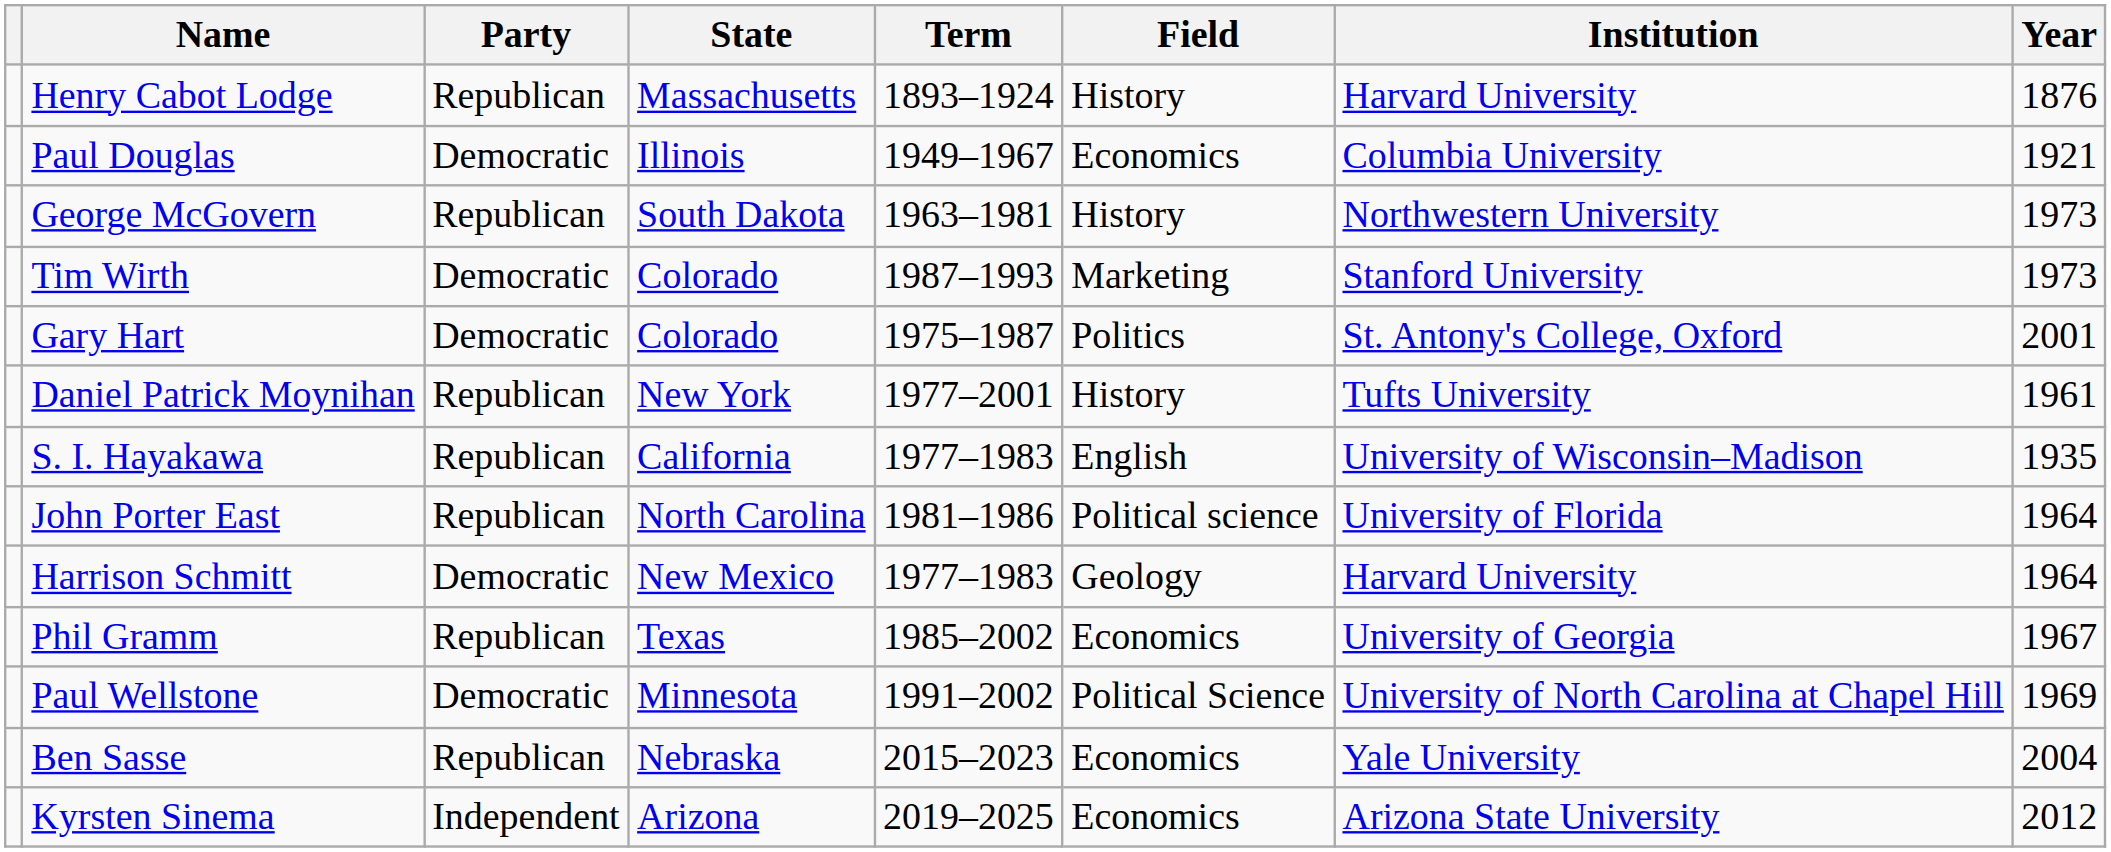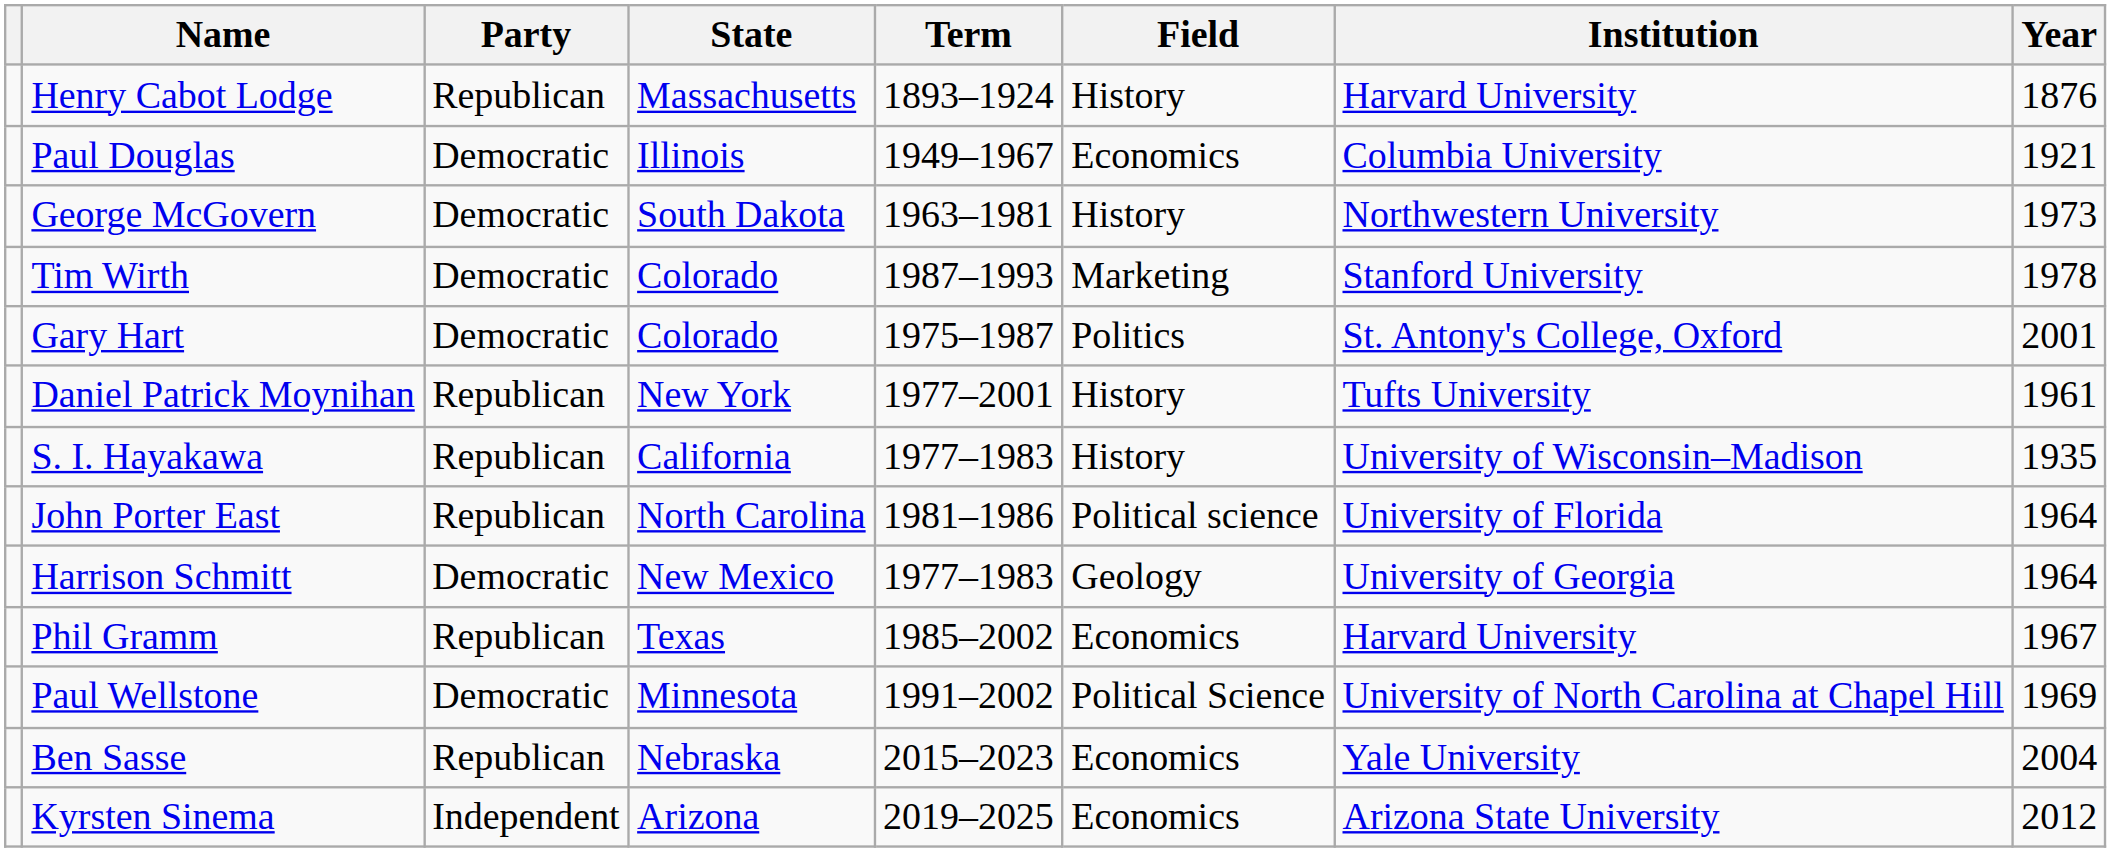(519, 214) Republican -> (521, 214) Democratic
(2059, 275) 1973 -> (2059, 275) 1978
(1129, 455) English -> (1128, 455) History
(1489, 575) Harvard University -> (1509, 575) University of Georgia
(1509, 635) University of Georgia -> (1489, 635) Harvard University
